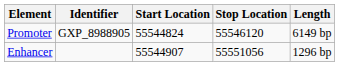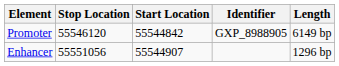columns swapped: (94, 14) <-> (251, 14)
(160, 33) 55544824 -> (159, 33) 55544842
